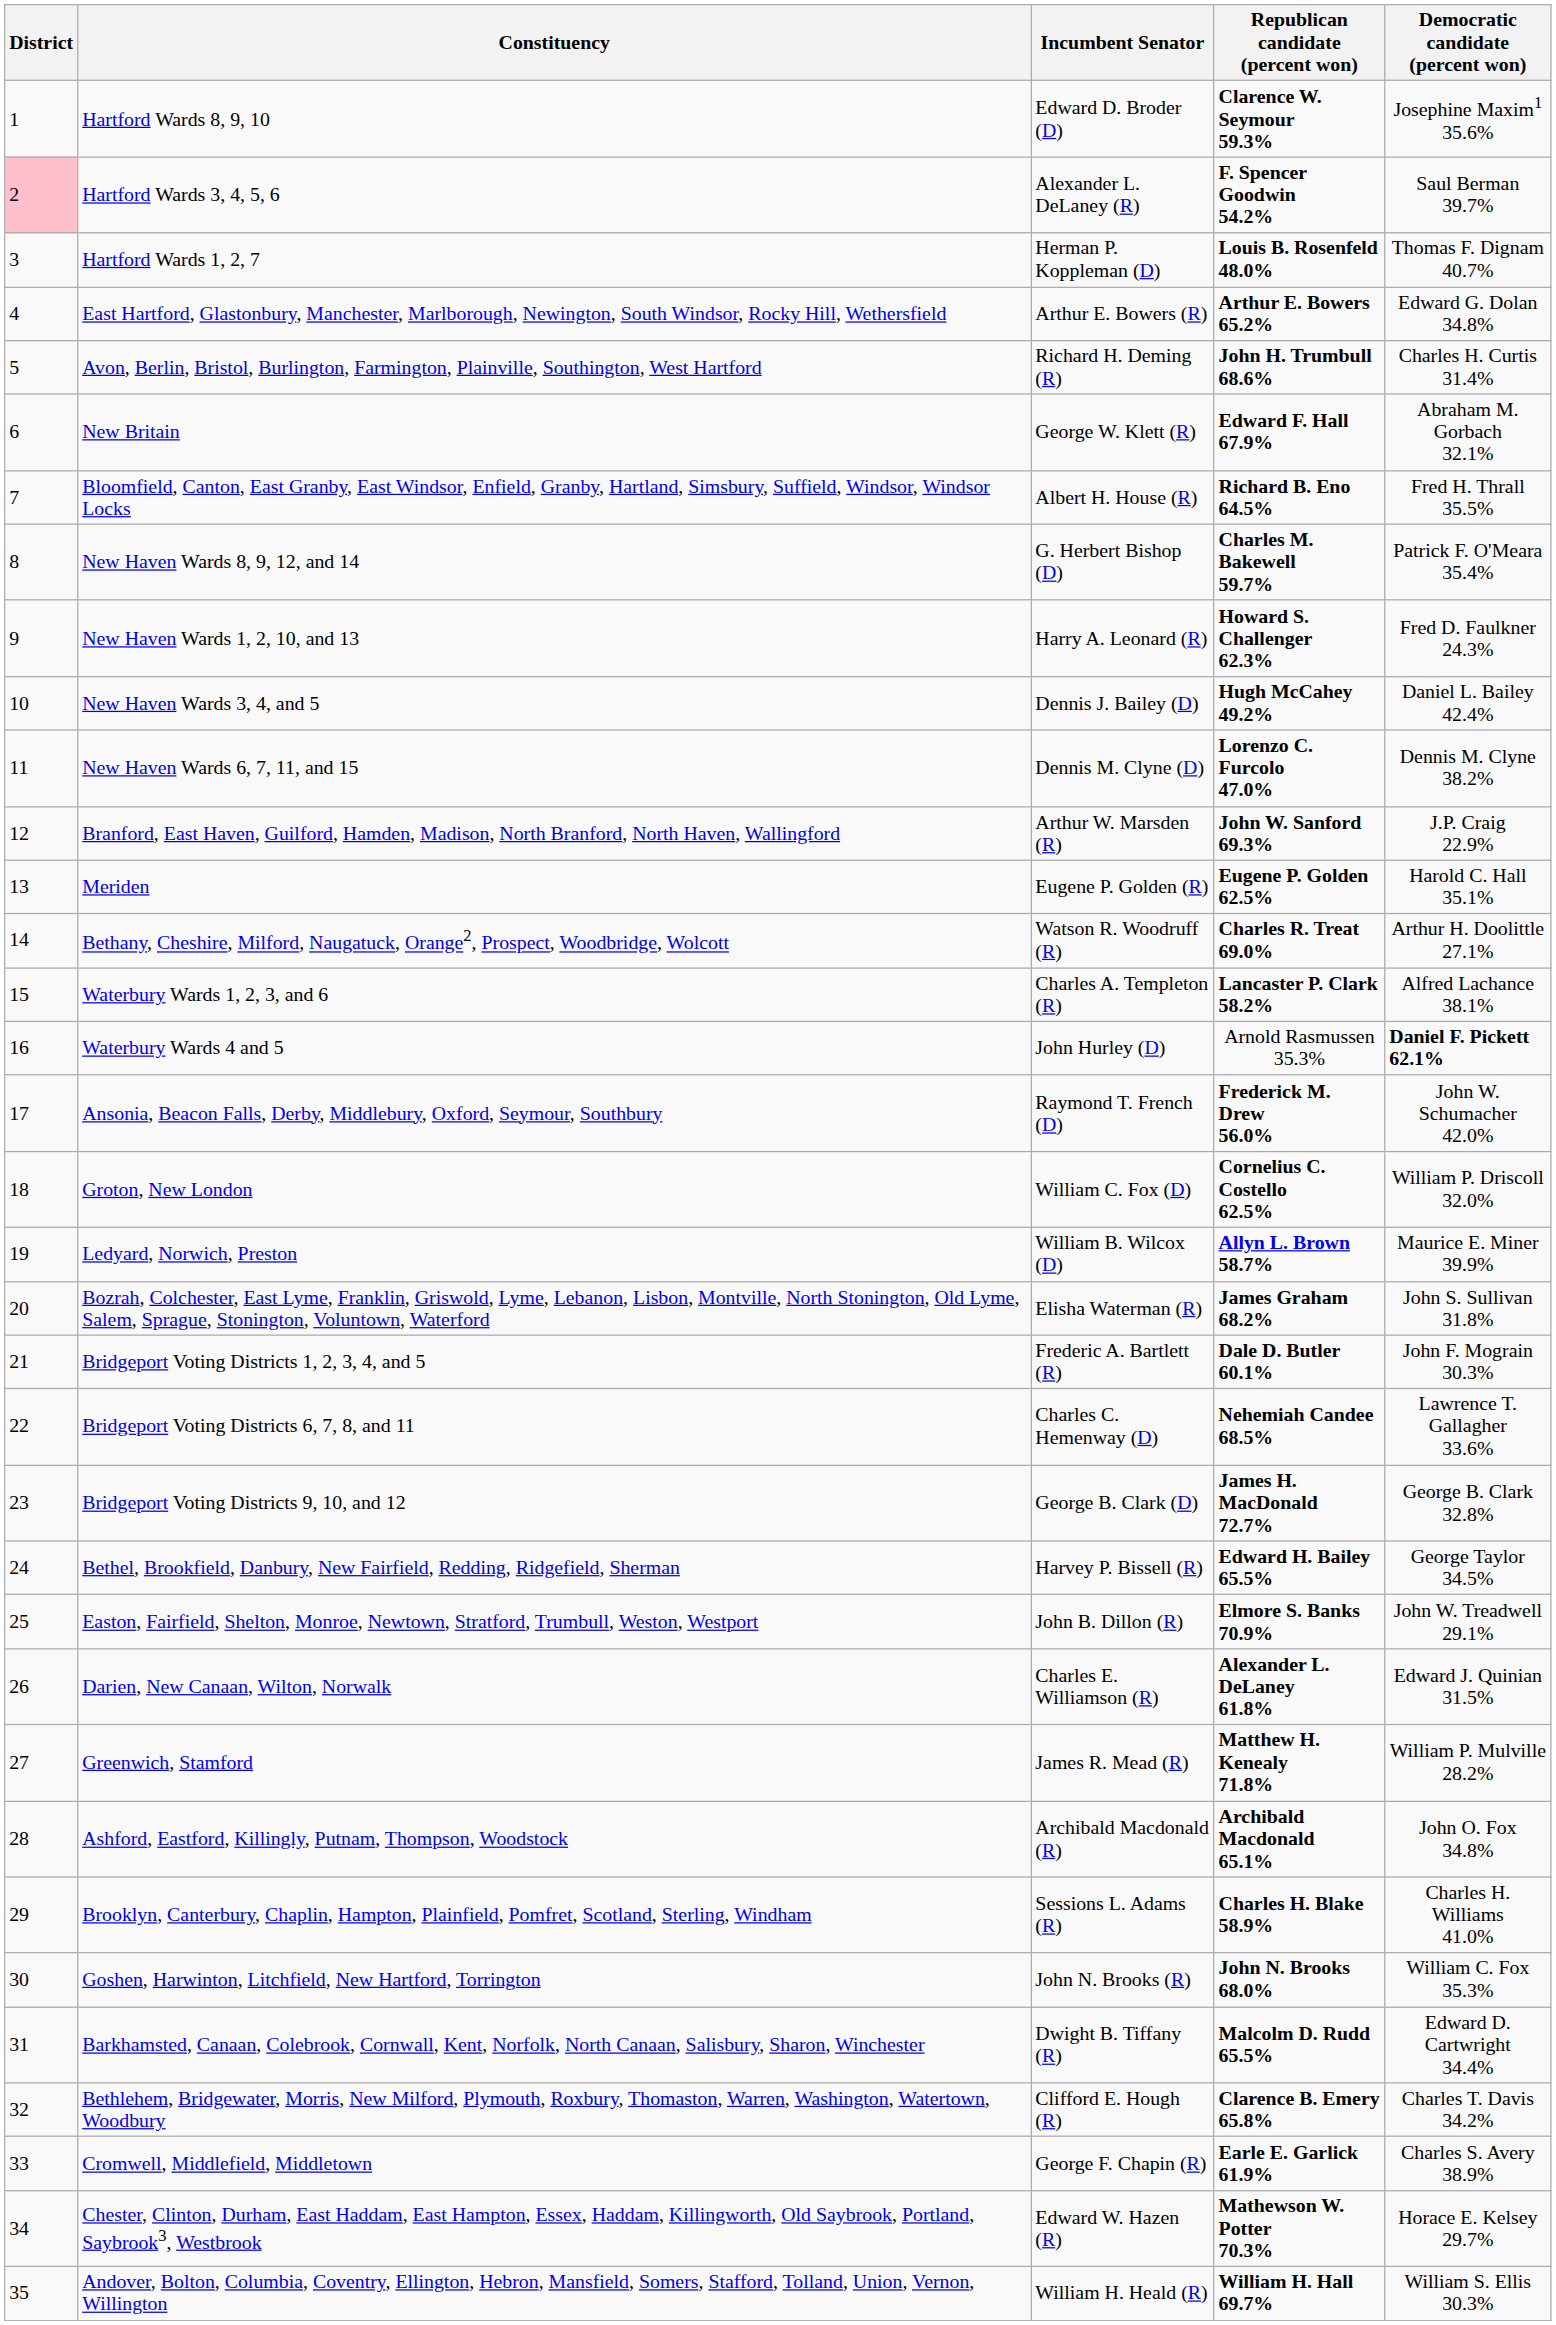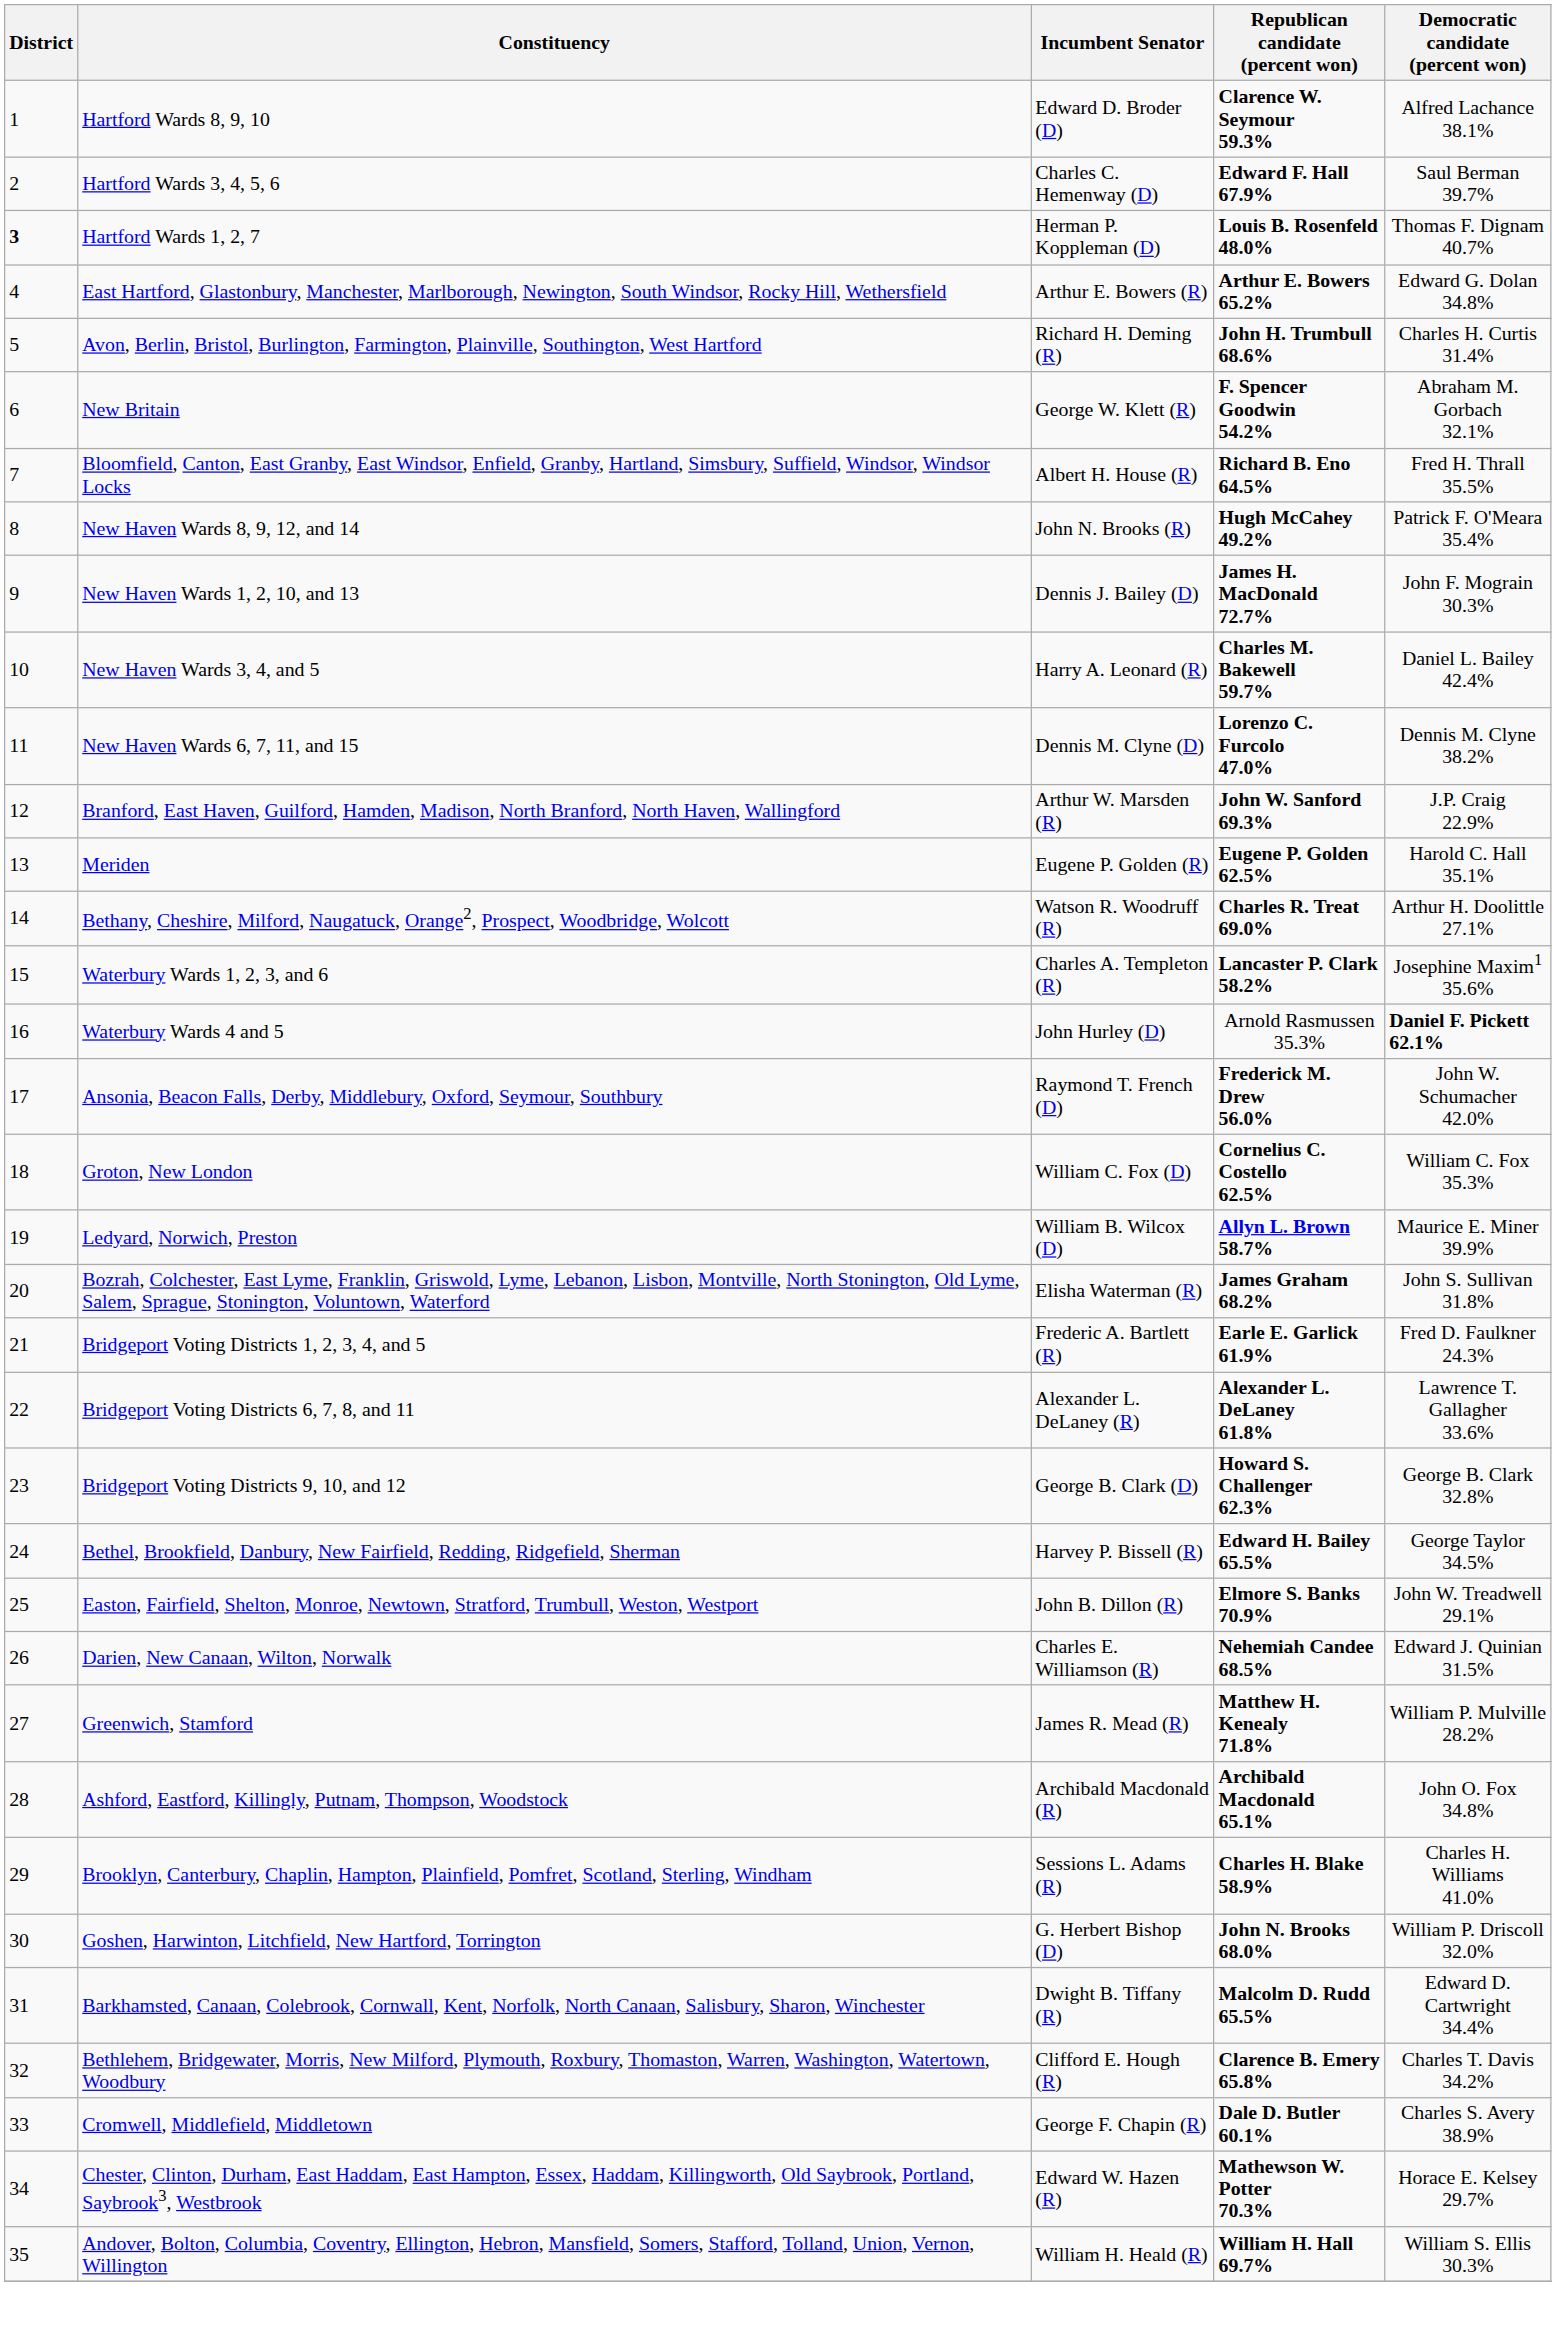(1468, 118) Josephine Maxim1 35.6% -> (1468, 118) Alfred Lachance 38.1%
(14, 194) pink background -> (14, 183) no background
(1088, 194) Alexander L. DeLaney (R) -> (1097, 183) Charles C. Hemenway (D)
(1263, 194) F. Spencer Goodwin 54.2% -> (1284, 183) Edward F. Hall 67.9%
(14, 259) normal -> (14, 237) bold
(1284, 432) Edward F. Hall 67.9% -> (1263, 409) F. Spencer Goodwin 54.2%
(1108, 562) G. Herbert Bishop (D) -> (1113, 528) John N. Brooks (R)
(1266, 562) Charles M. Bakewell 59.7% -> (1286, 528) Hugh McCahey 49.2%
(1121, 638) Harry A. Leonard (R) -> (1117, 593) Dennis J. Bailey (D)
(1265, 638) Howard S. Challenger 62.3% -> (1268, 593) James H. MacDonald 72.7%
(1468, 638) Fred D. Faulkner 24.3% -> (1468, 593) John F. Mograin 30.3%
(1117, 703) Dennis J. Bailey (D) -> (1121, 669) Harry A. Leonard (R)
(1286, 703) Hugh McCahey 49.2% -> (1266, 669) Charles M. Bakewell 59.7%
(1468, 994) Alfred Lachance 38.1% -> (1468, 974) Josephine Maxim1 35.6%
(1468, 1189) William P. Driscoll 32.0% -> (1468, 1172) William C. Fox 35.3%
(1279, 1361) Dale D. Butler 60.1% -> (1288, 1344) Earle E. Garlick 61.9%
(1468, 1361) John F. Mograin 30.3% -> (1468, 1344) Fred D. Faulkner 24.3%
(1097, 1426) Charles C. Hemenway (D) -> (1088, 1409) Alexander L. DeLaney (R)
(1296, 1426) Nehemiah Candee 68.5% -> (1274, 1409) Alexander L. DeLaney 61.8%
(1268, 1502) James H. MacDonald 72.7% -> (1265, 1485) Howard S. Challenger 62.3%
(1274, 1686) Alexander L. DeLaney 61.8% -> (1296, 1658) Nehemiah Candee 68.5%
(1113, 1979) John N. Brooks (R) -> (1108, 1940) G. Herbert Bishop (D)
(1468, 1979) William C. Fox 35.3% -> (1468, 1940) William P. Driscoll 32.0%
(1288, 2163) Earle E. Garlick 61.9% -> (1279, 2124) Dale D. Butler 60.1%
